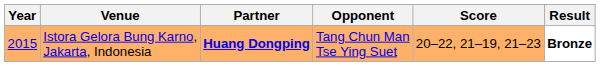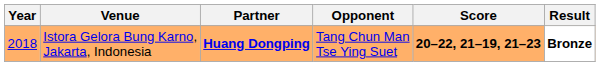(22, 44) 2015 -> (22, 44) 2018
(478, 44) normal -> (478, 44) bold
